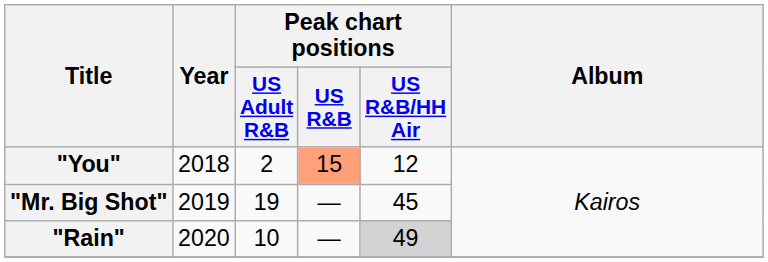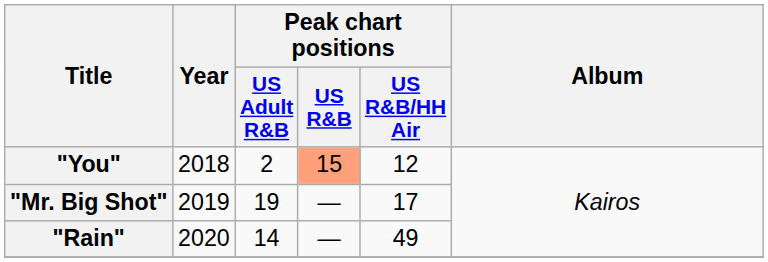(406, 201) 45 -> (406, 201) 17
(267, 238) 10 -> (267, 238) 14
(406, 238) lightgrey background -> (406, 238) no background
